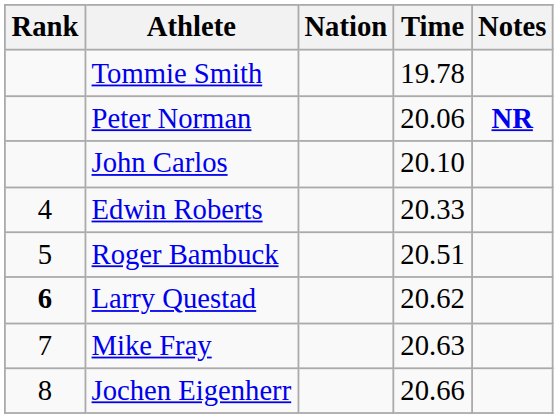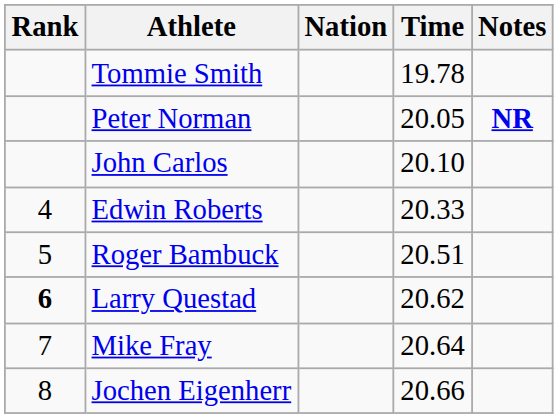(433, 118) 20.06 -> (433, 118) 20.05
(433, 345) 20.63 -> (433, 345) 20.64
